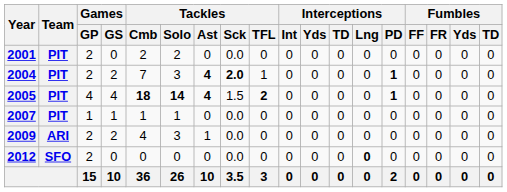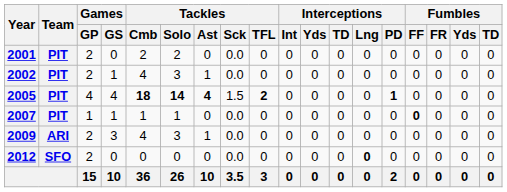+ row: (22, 75)
- row: (22, 75)
(416, 116) normal -> (416, 116) bold
(114, 136) 2 -> (114, 136) 3
